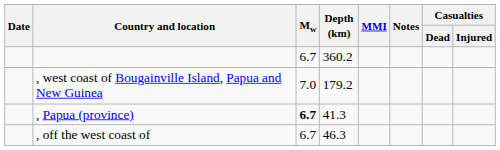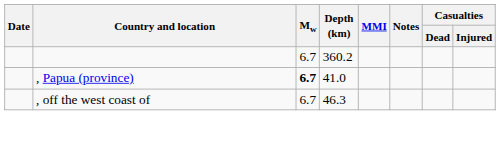- row: (159, 85)
(334, 114) 41.3 -> (334, 78) 41.0
